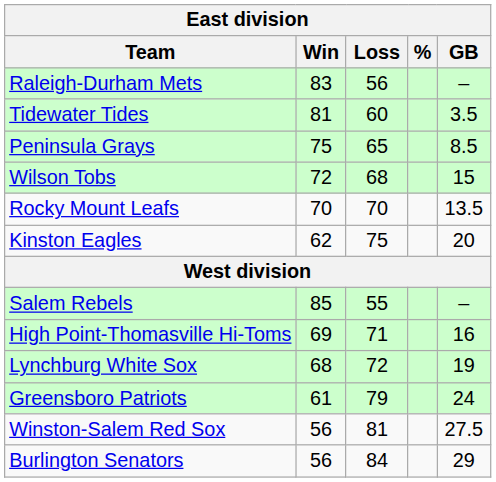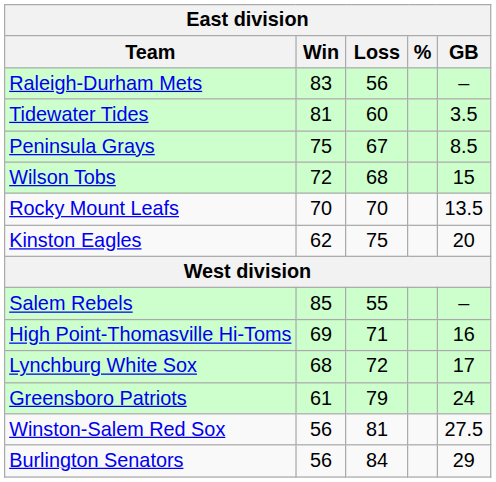(377, 146) 65 -> (377, 146) 67
(464, 366) 19 -> (464, 366) 17
